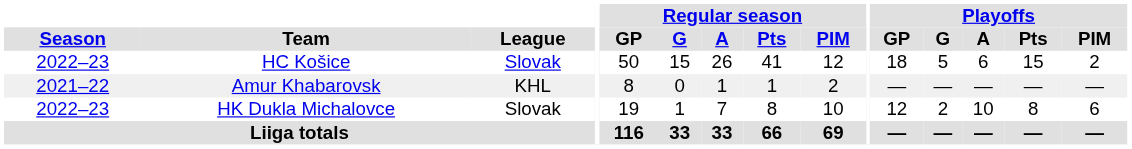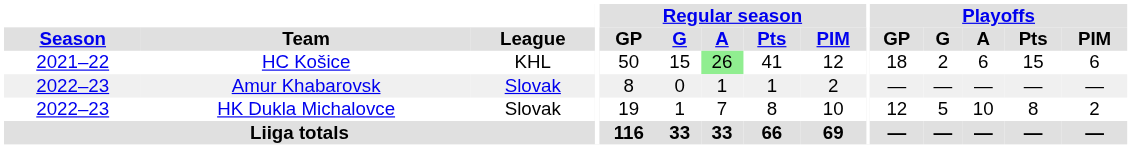(73, 62) 2022–23 -> (73, 62) 2021–22
(533, 62) Slovak -> (533, 62) KHL
(722, 62) no background -> (722, 62) lightgreen background
(943, 62) 5 -> (943, 62) 2
(1095, 62) 2 -> (1095, 62) 6
(73, 85) 2021–22 -> (73, 85) 2022–23
(533, 85) KHL -> (533, 85) Slovak
(943, 109) 2 -> (943, 109) 5
(1095, 109) 6 -> (1095, 109) 2
